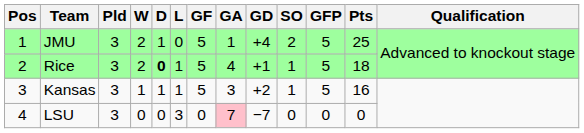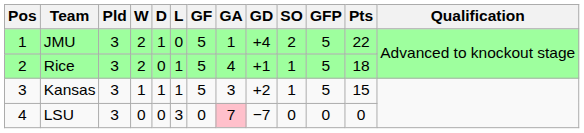(361, 41) 25 -> (361, 41) 22
(161, 66) bold -> (161, 66) normal
(361, 90) 16 -> (361, 90) 15
